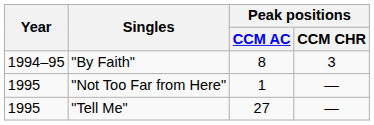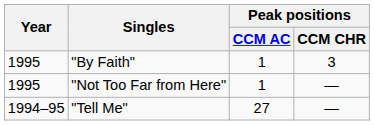(36, 62) 1994–95 -> (24, 62) 1995
(262, 62) 8 -> (262, 62) 1
(24, 108) 1995 -> (36, 108) 1994–95
